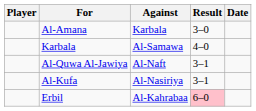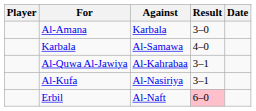(149, 64) Al-Naft -> (160, 64) Al-Kahrabaa
(160, 98) Al-Kahrabaa -> (149, 98) Al-Naft
